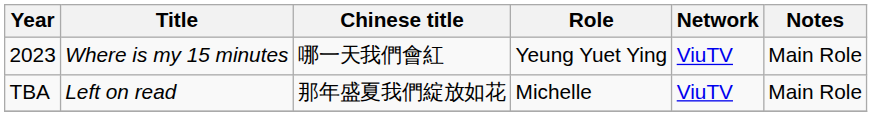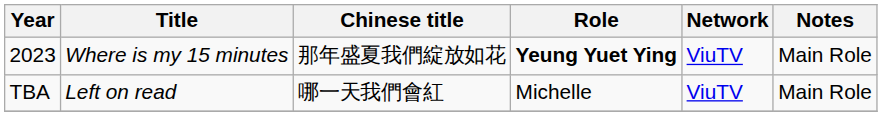(371, 55) 哪一天我們會紅 -> (402, 55) 那年盛夏我們綻放如花
(591, 55) normal -> (596, 55) bold
(402, 92) 那年盛夏我們綻放如花 -> (371, 92) 哪一天我們會紅
